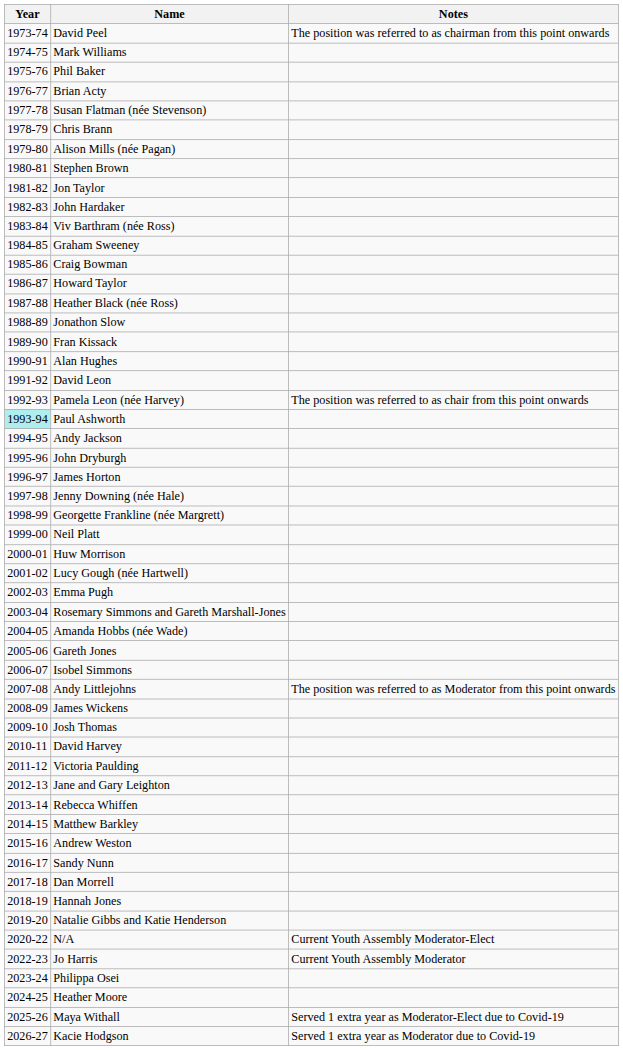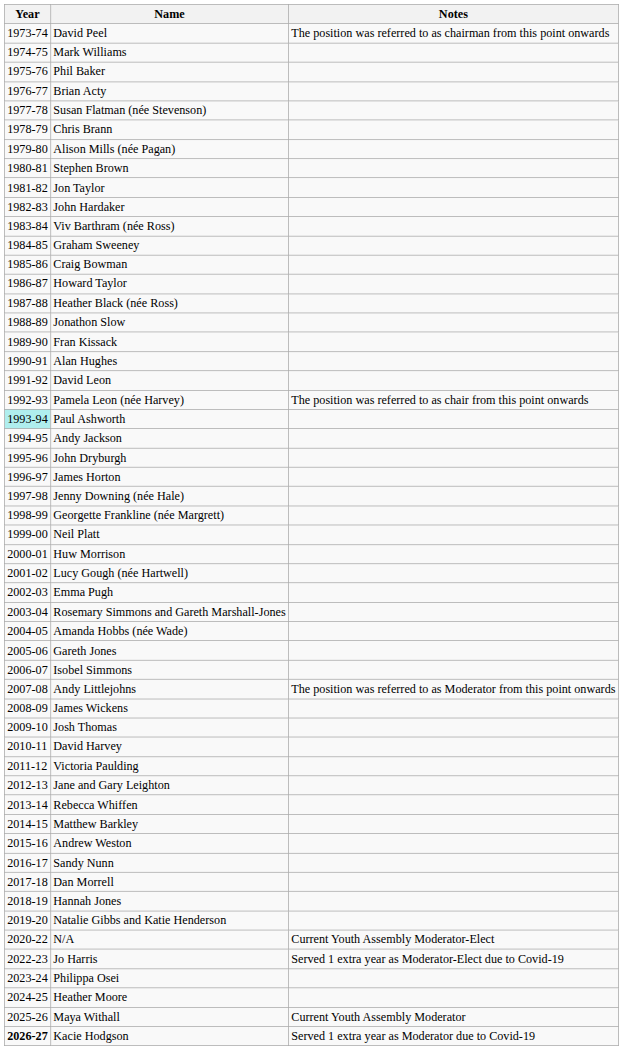(378, 959) Current Youth Assembly Moderator -> (428, 959) Served 1 extra year as Moderator-Elect due to Covid-19
(428, 1016) Served 1 extra year as Moderator-Elect due to Covid-19 -> (378, 1016) Current Youth Assembly Moderator
(27, 1036) normal -> (27, 1036) bold
